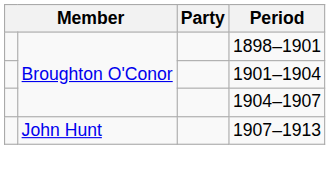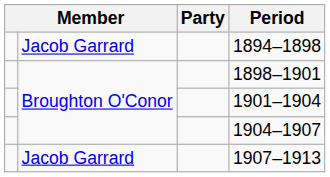+ row: (277, 46)
(62, 130) John Hunt -> (78, 158) Jacob Garrard
